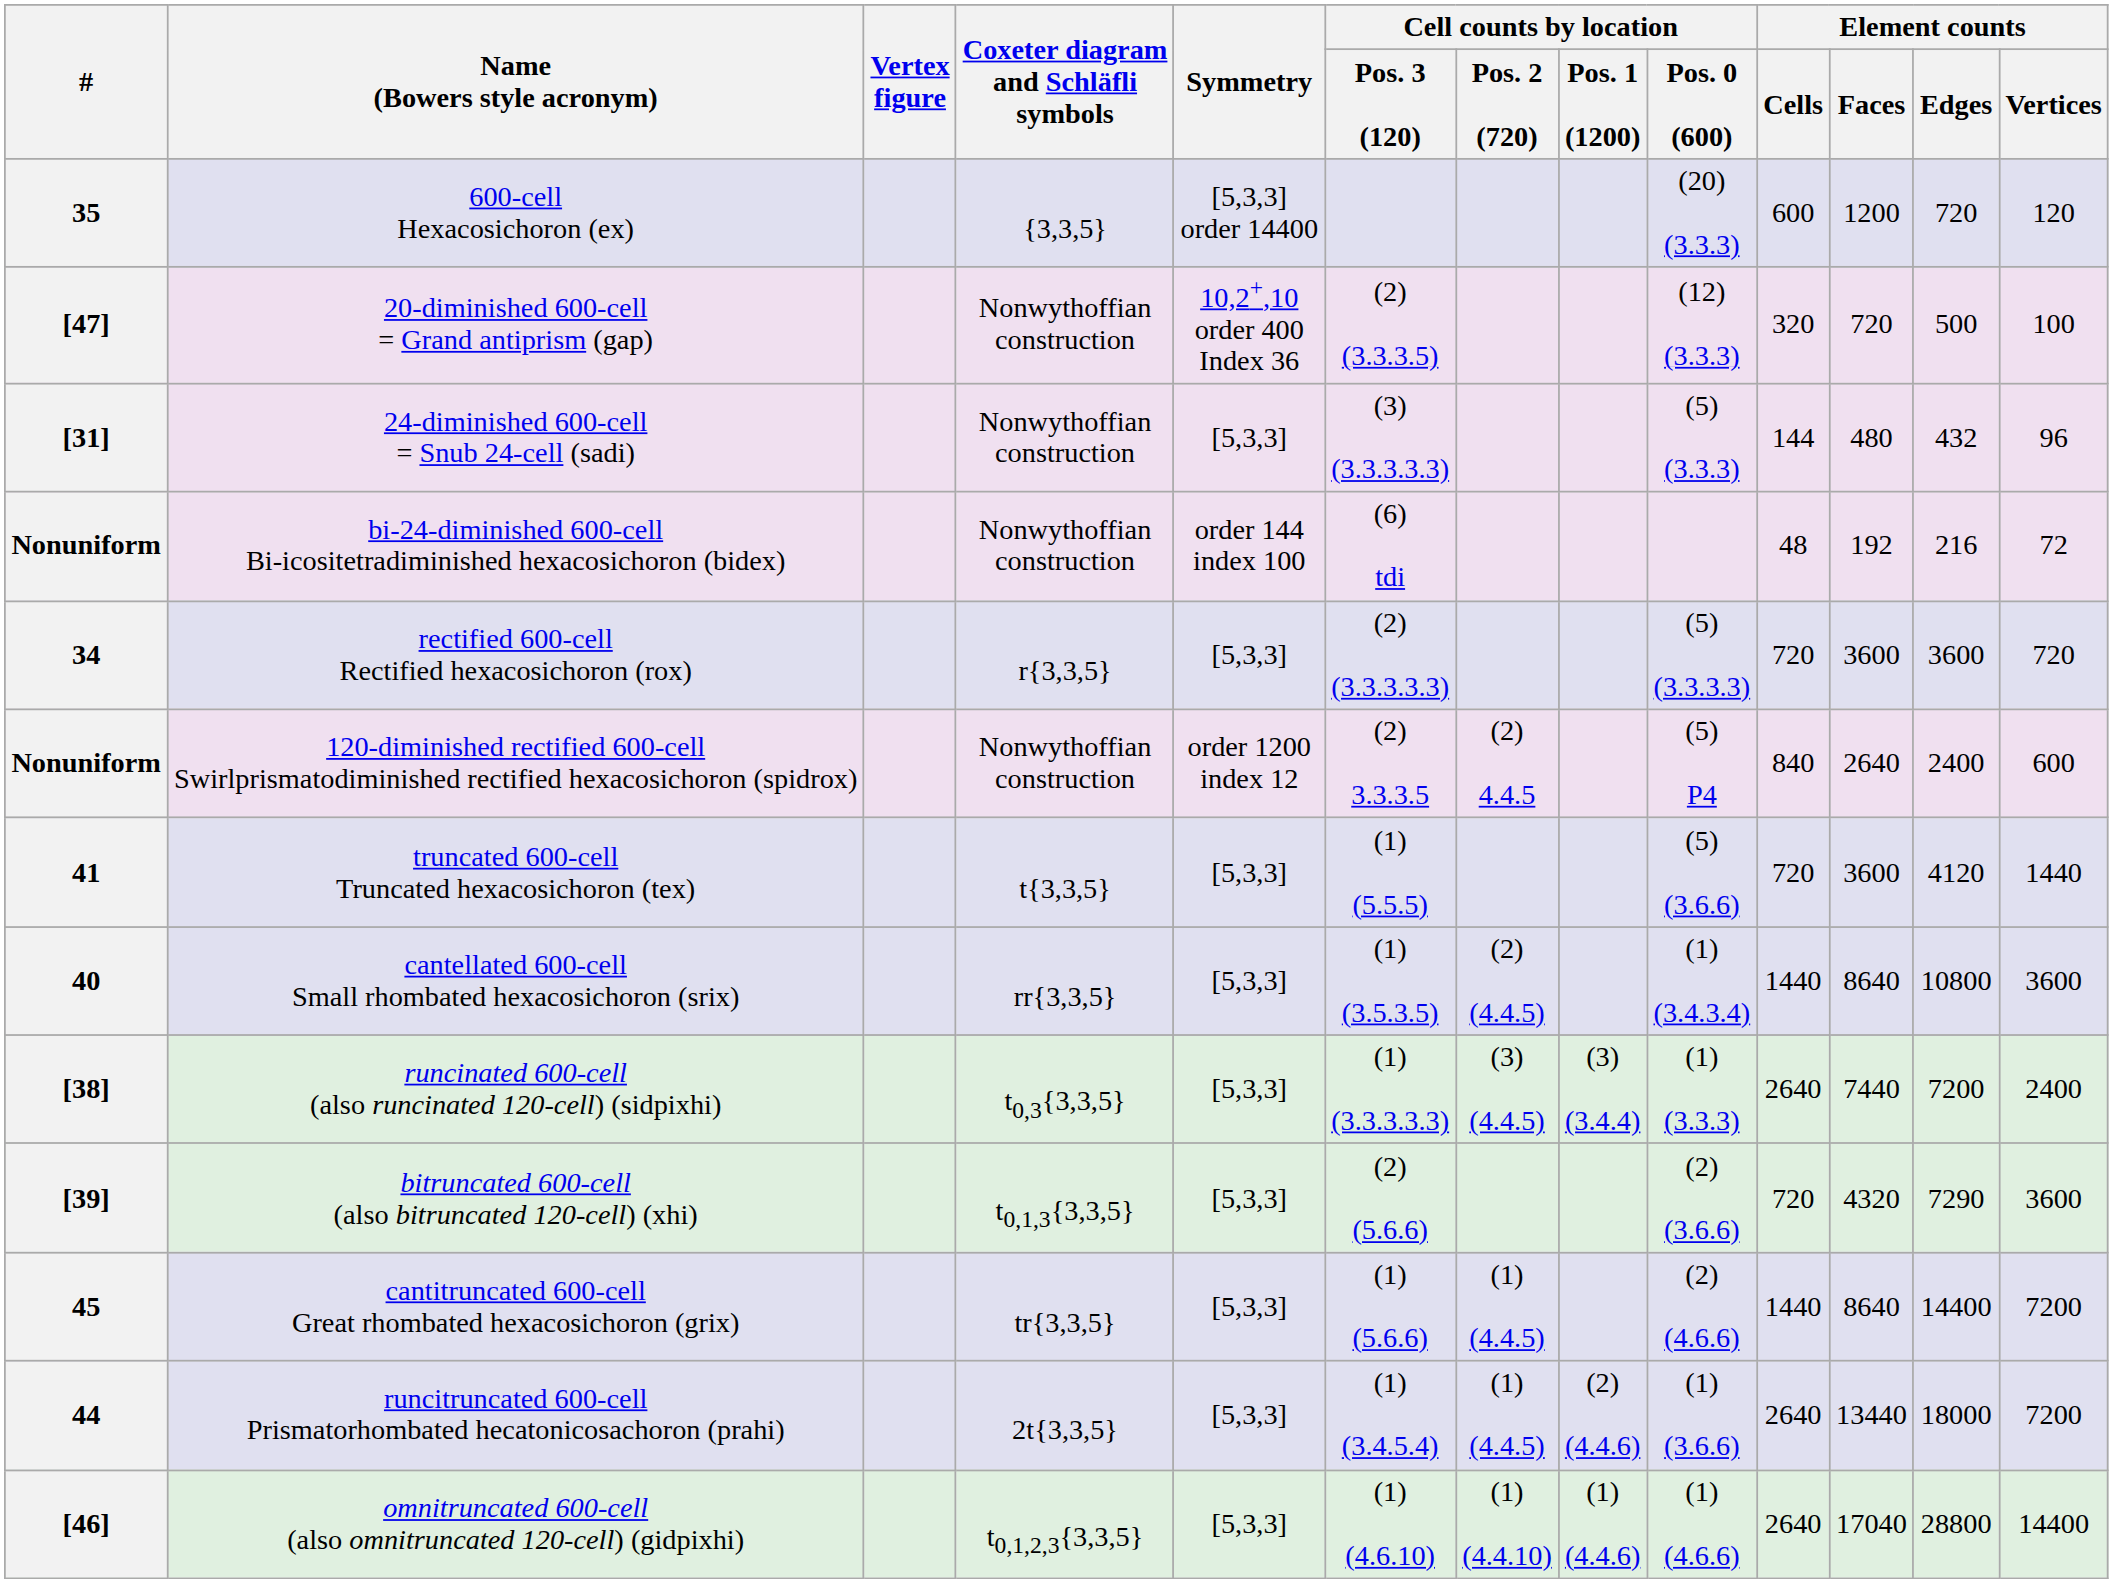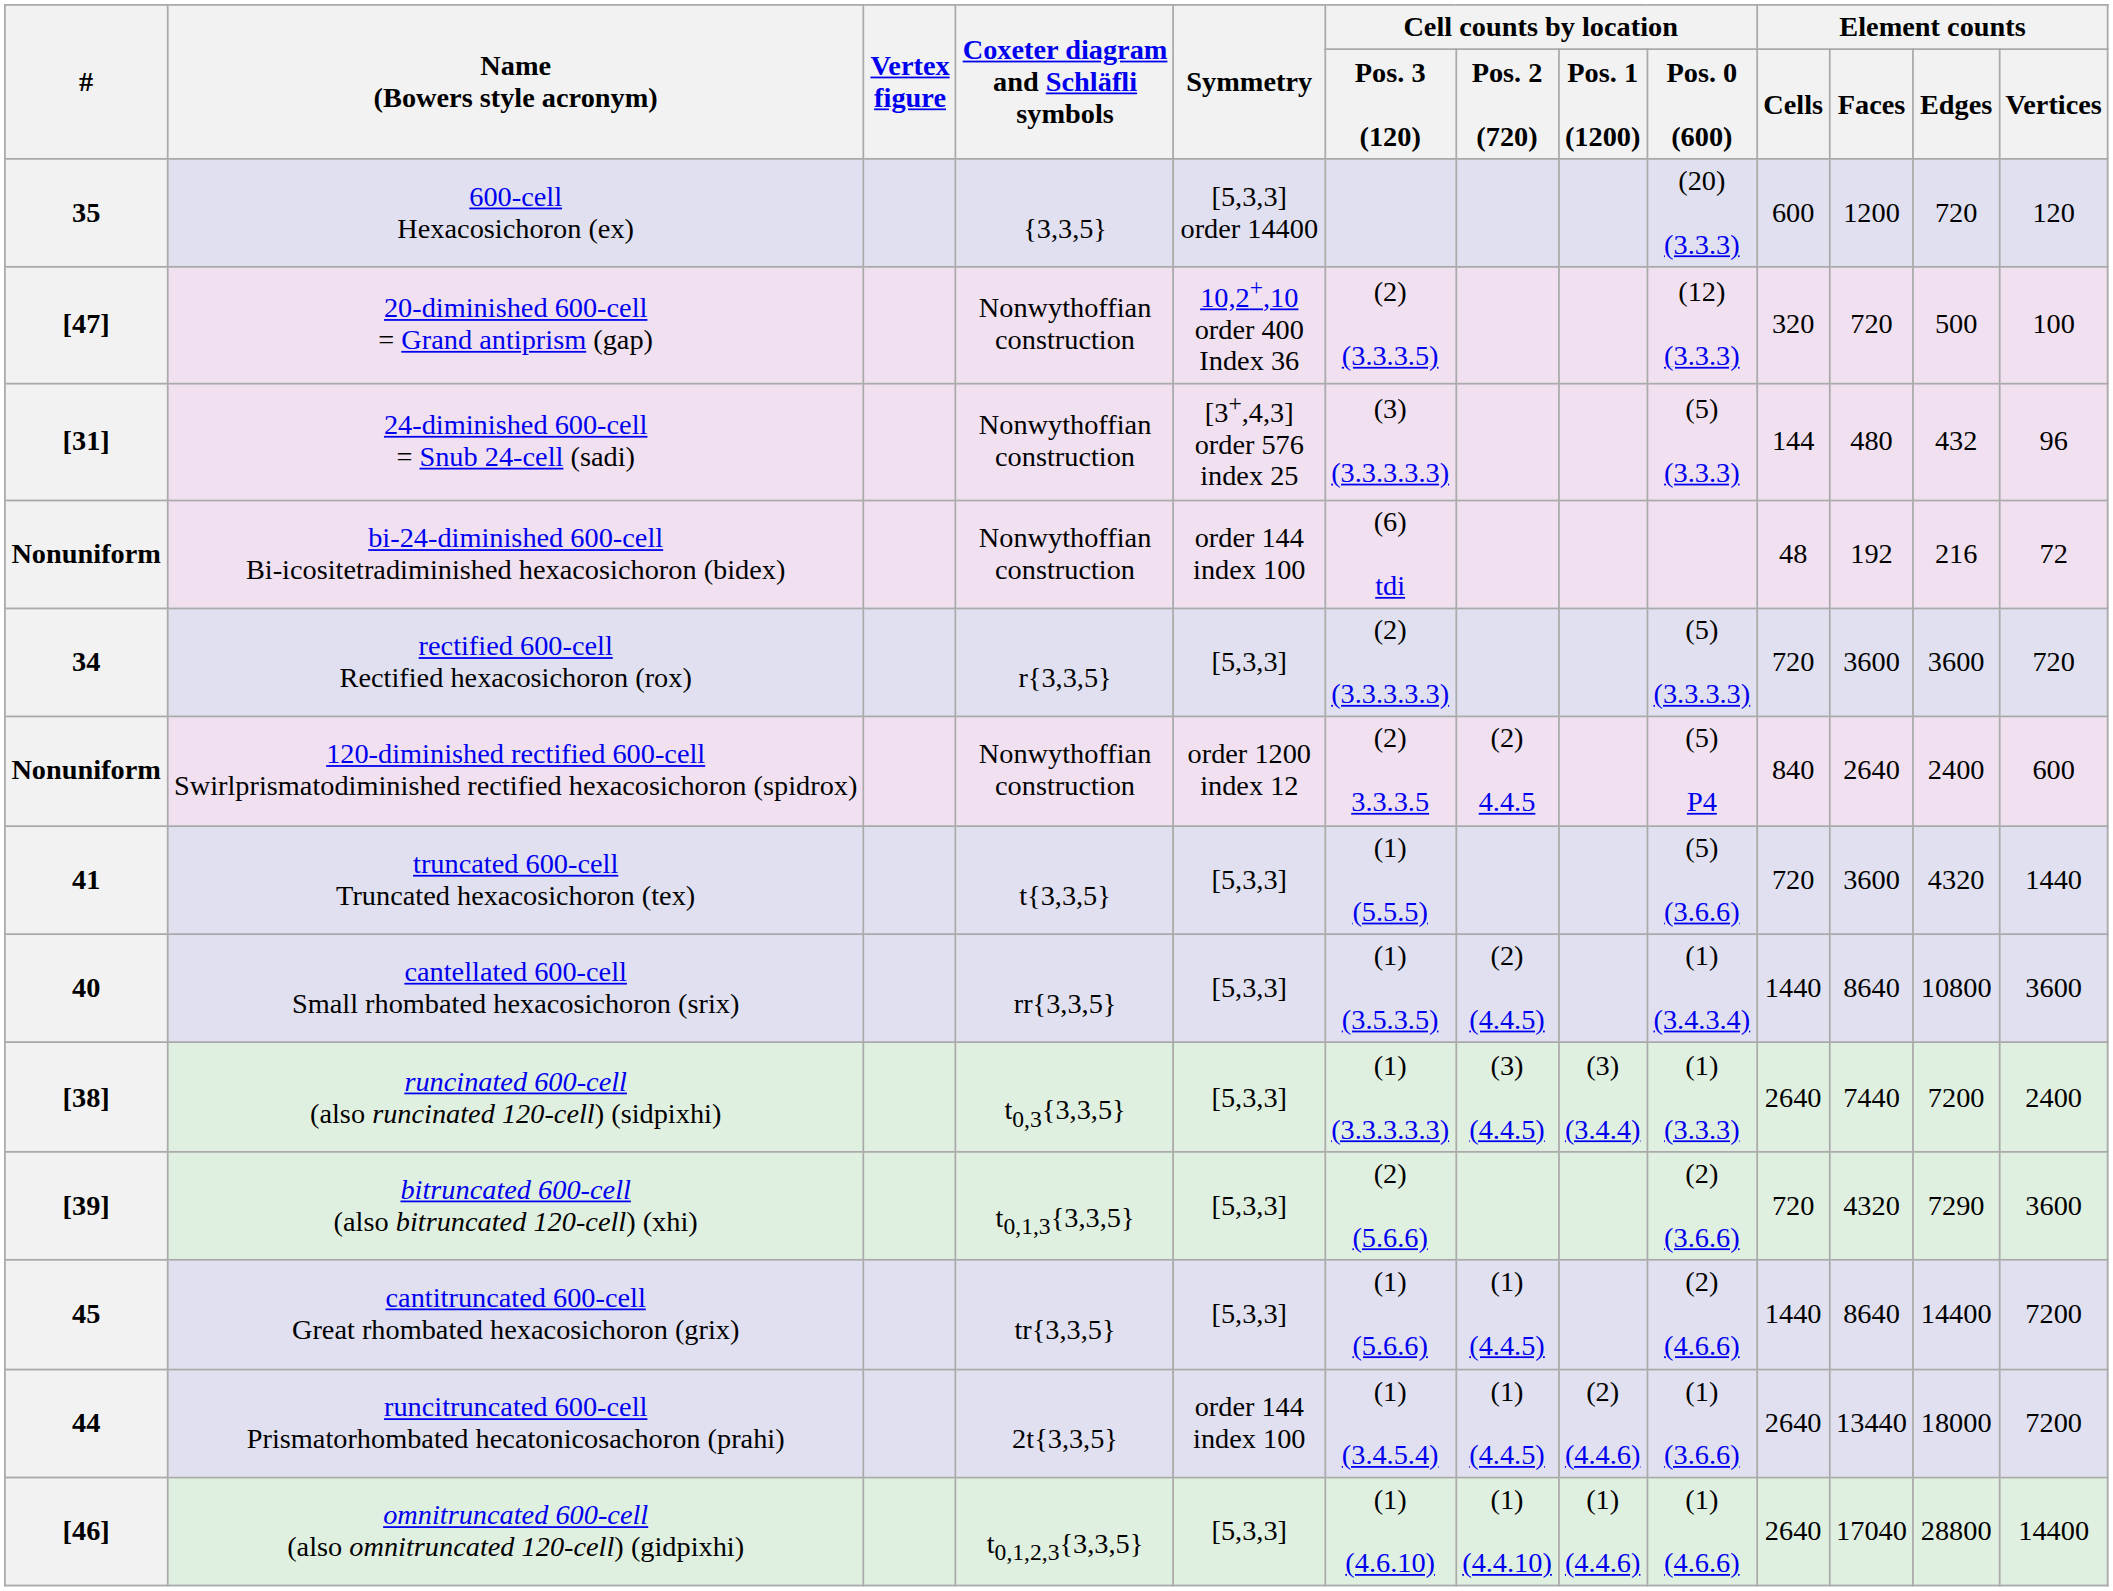(1249, 437) [5,3,3] -> (1249, 441) [3+,4,3] order 576 index 25
(1956, 871) 4120 -> (1956, 879) 4320
(1249, 1414) [5,3,3] -> (1249, 1422) order 144 index 100
